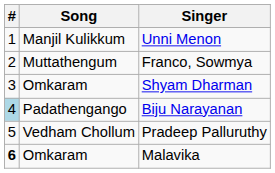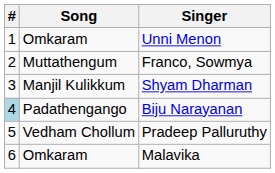(74, 39) Manjil Kulikkum -> (55, 39) Omkaram
(55, 86) Omkaram -> (74, 86) Manjil Kulikkum
(12, 156) bold -> (12, 156) normal
